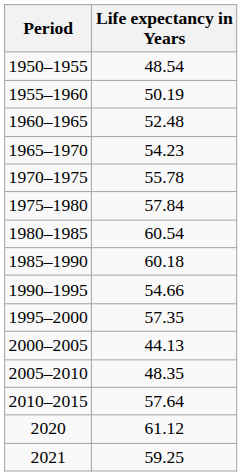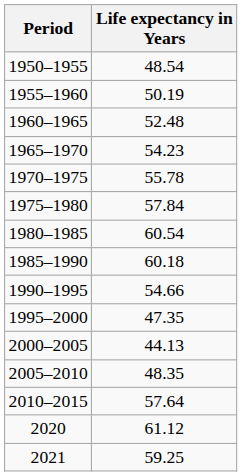(164, 317) 57.35 -> (164, 317) 47.35
